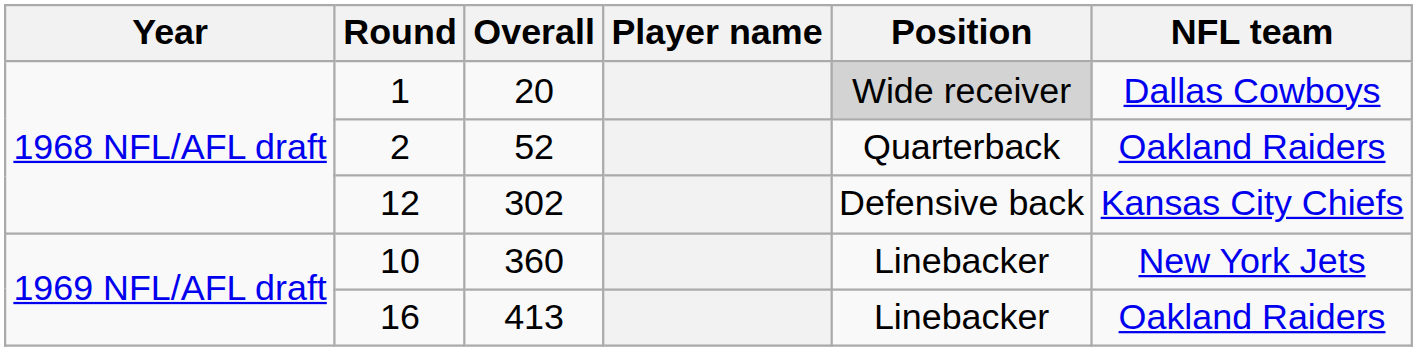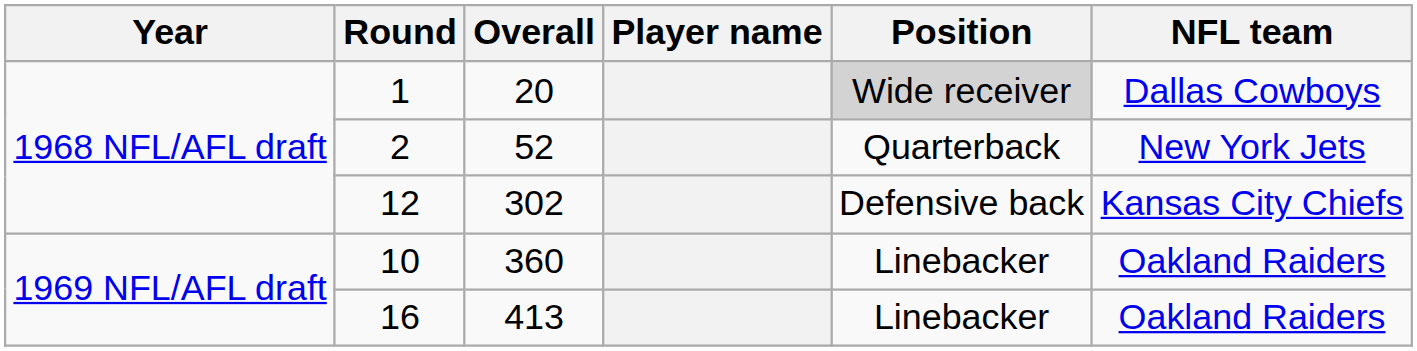(1252, 146) Oakland Raiders -> (1252, 146) New York Jets
(1252, 260) New York Jets -> (1252, 260) Oakland Raiders
